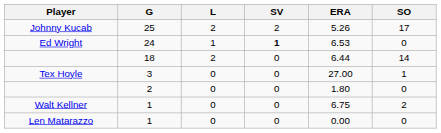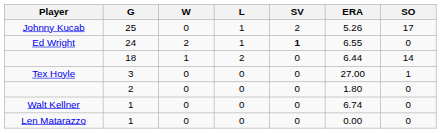+ column: (186, 12)
(213, 27) 2 -> (242, 27) 1
(340, 43) 6.53 -> (353, 43) 6.55
(340, 105) 6.75 -> (353, 105) 6.74
(404, 105) 2 -> (408, 105) 0
